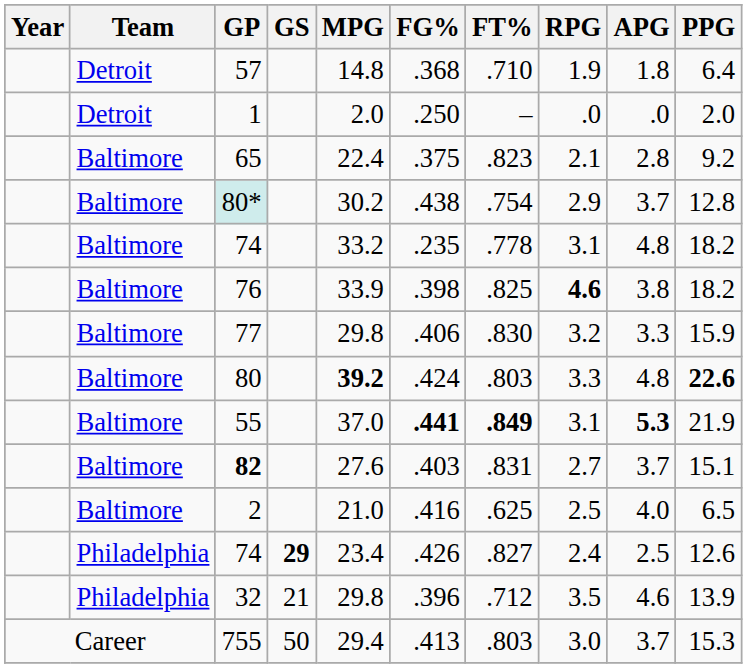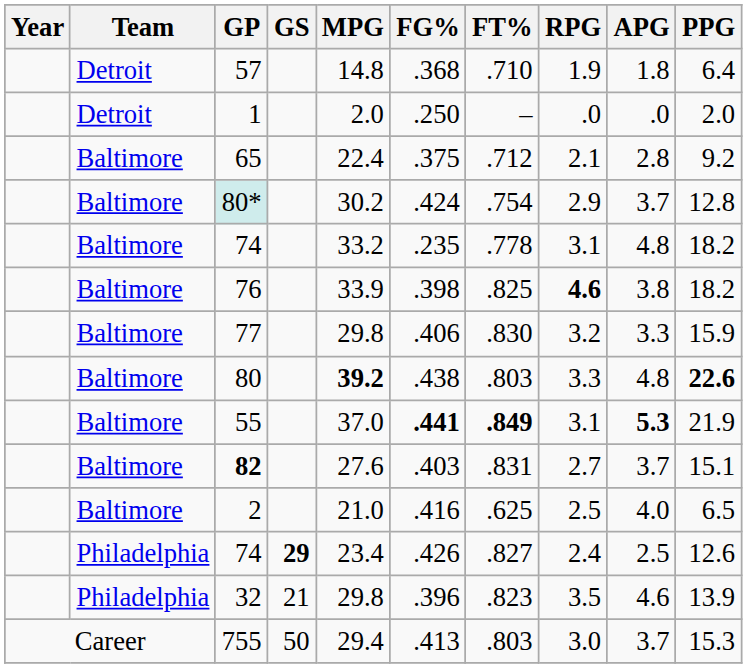(509, 158) .823 -> (509, 158) .712
(436, 202) .438 -> (436, 202) .424
(436, 377) .424 -> (436, 377) .438
(509, 596) .712 -> (509, 596) .823
